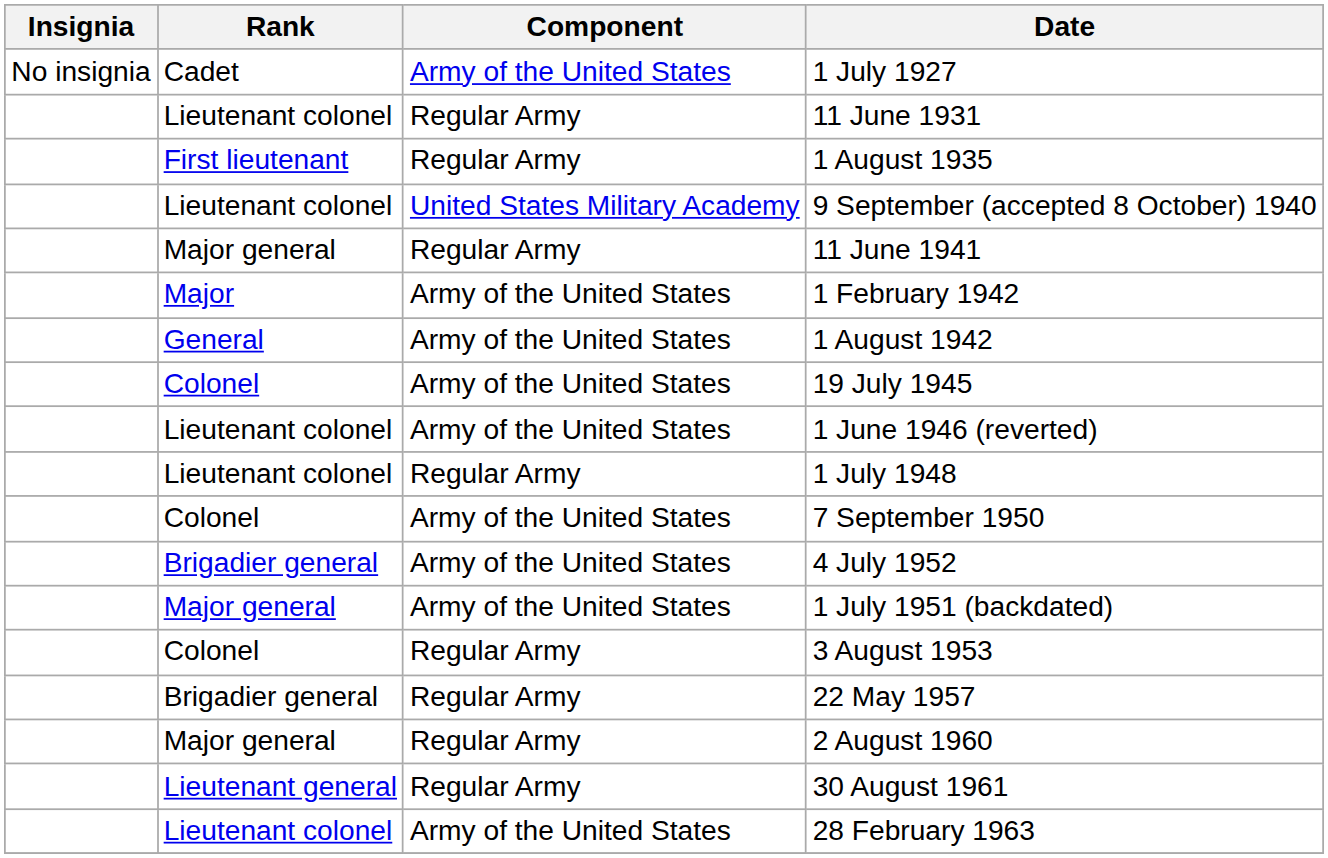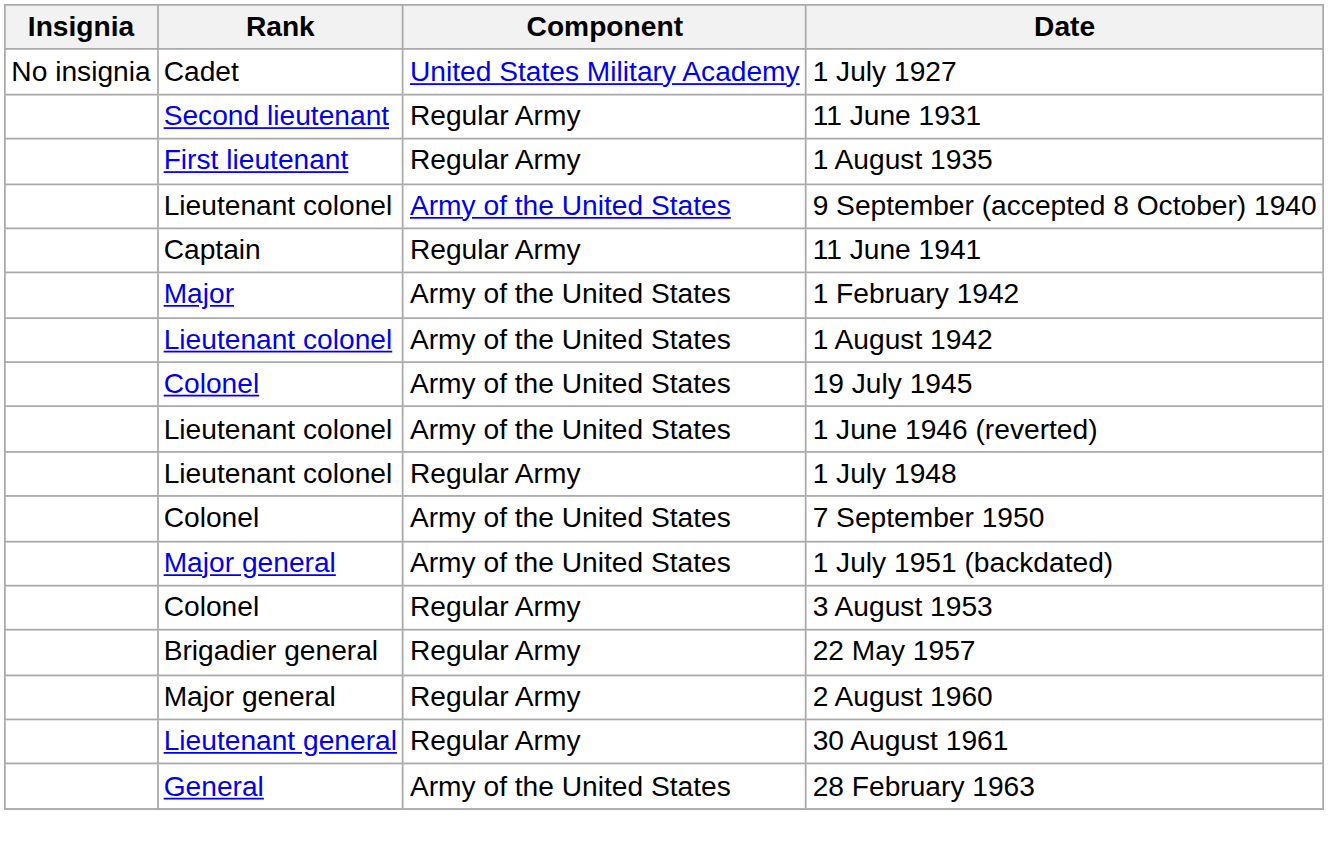(570, 71) Army of the United States -> (605, 71) United States Military Academy
(278, 116) Lieutenant colonel -> (276, 116) Second lieutenant
(605, 205) United States Military Academy -> (570, 205) Army of the United States
(250, 250) Major general -> (212, 250) Captain
(214, 339) General -> (278, 339) Lieutenant colonel
- row: (885, 562)
(278, 830) Lieutenant colonel -> (214, 786) General
